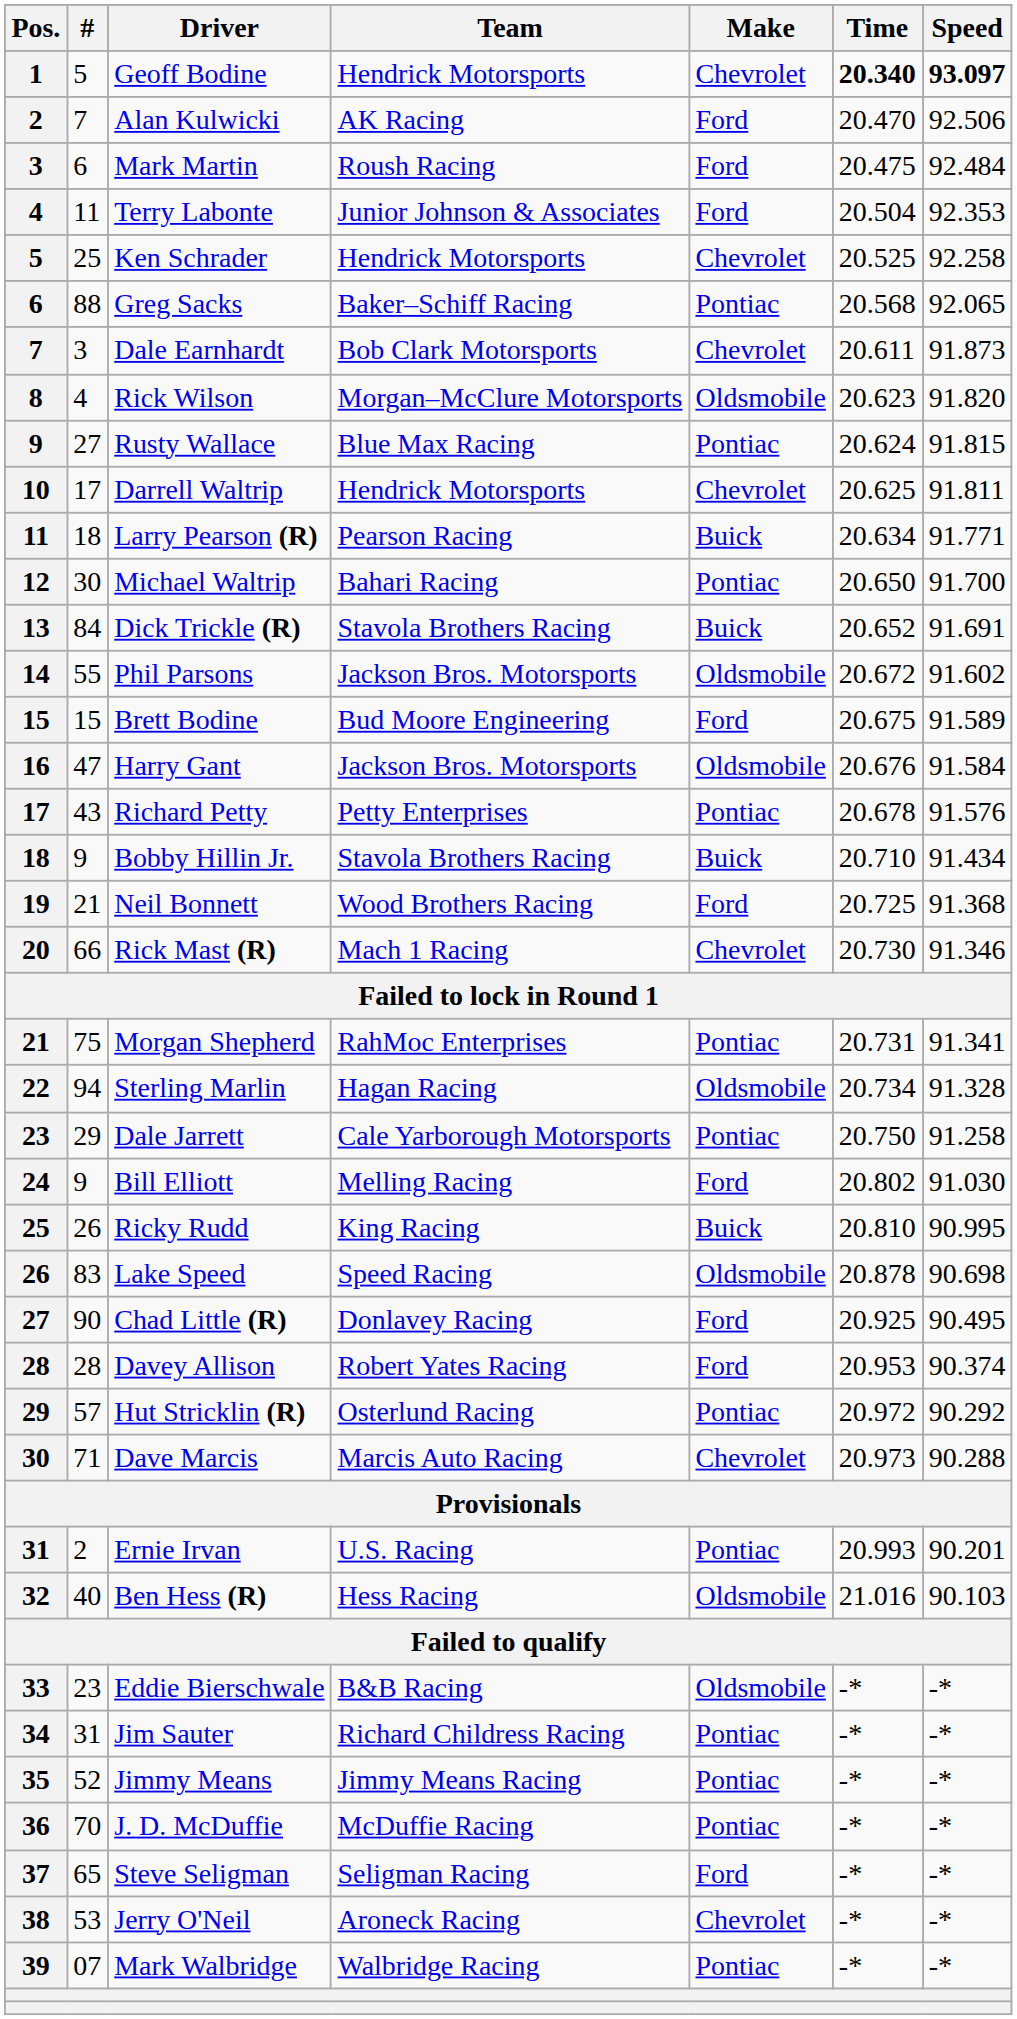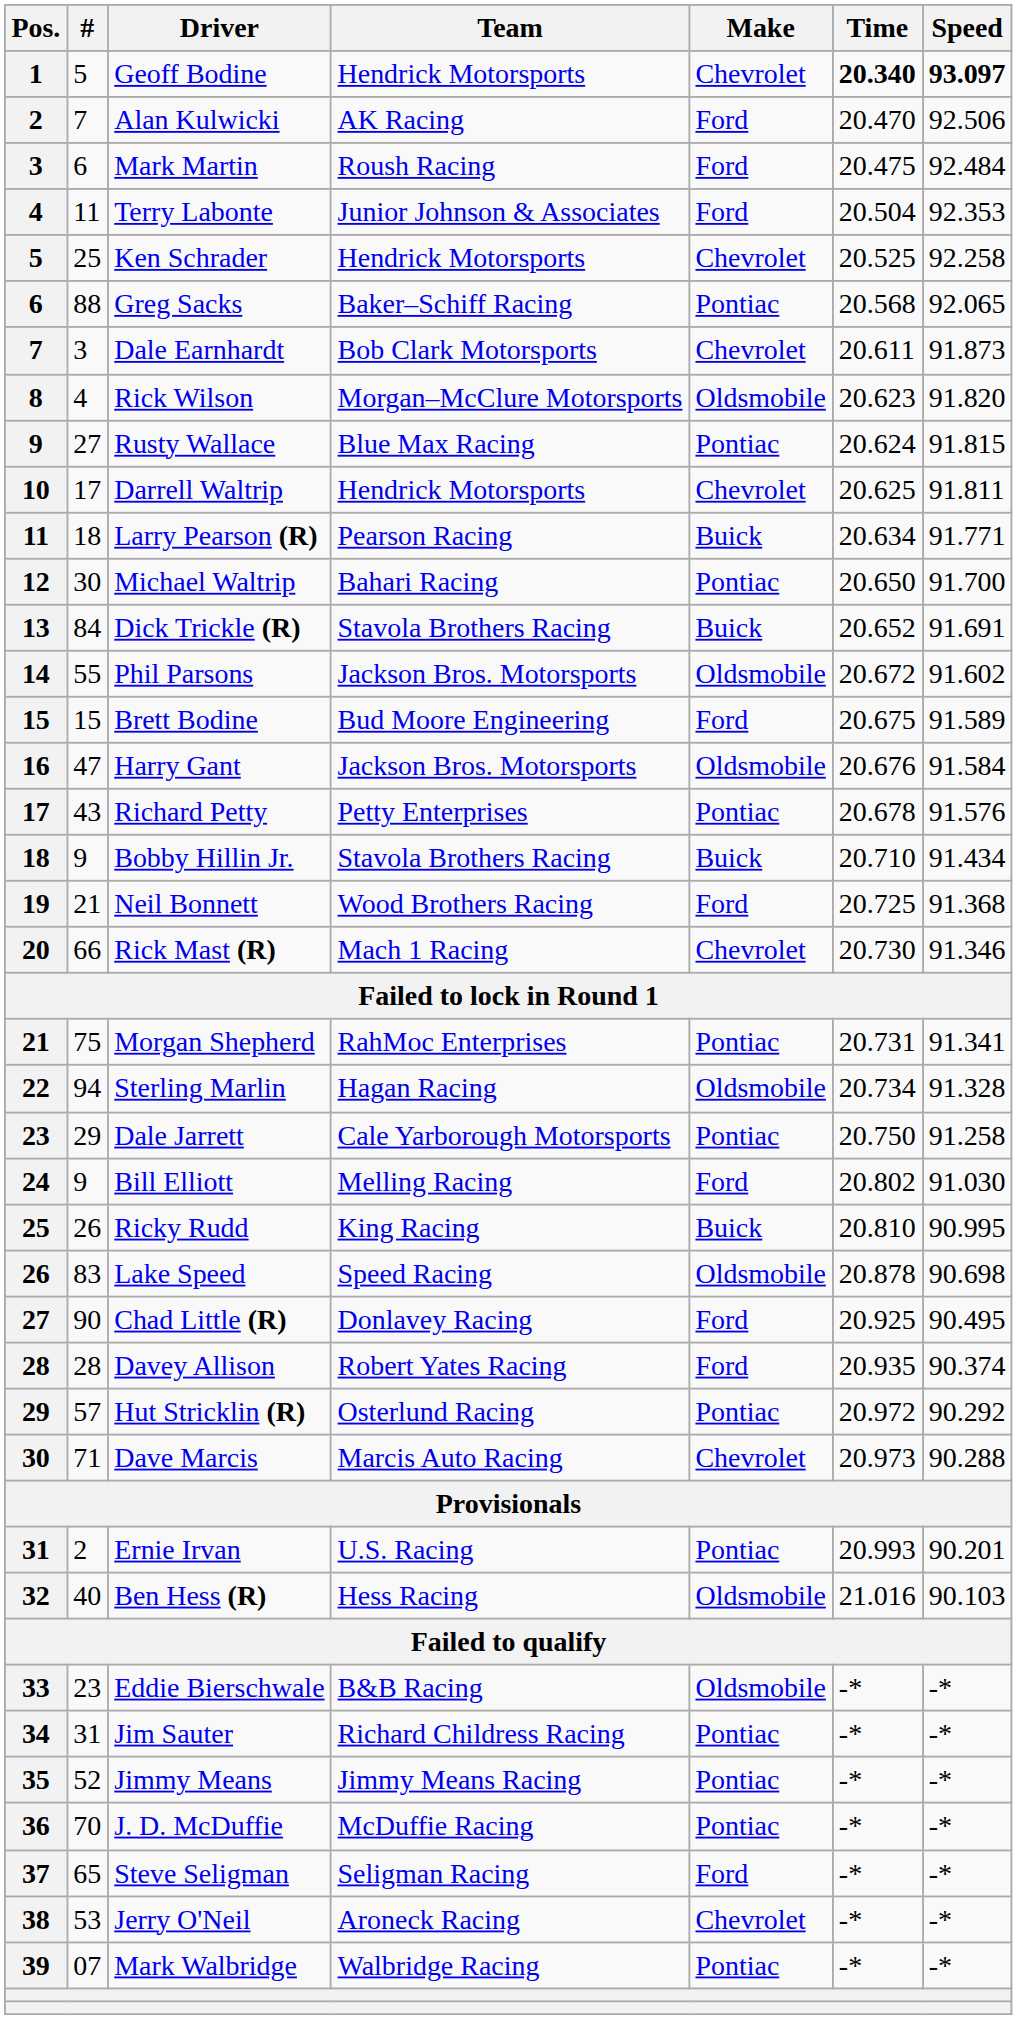(877, 1365) 20.953 -> (877, 1365) 20.935
